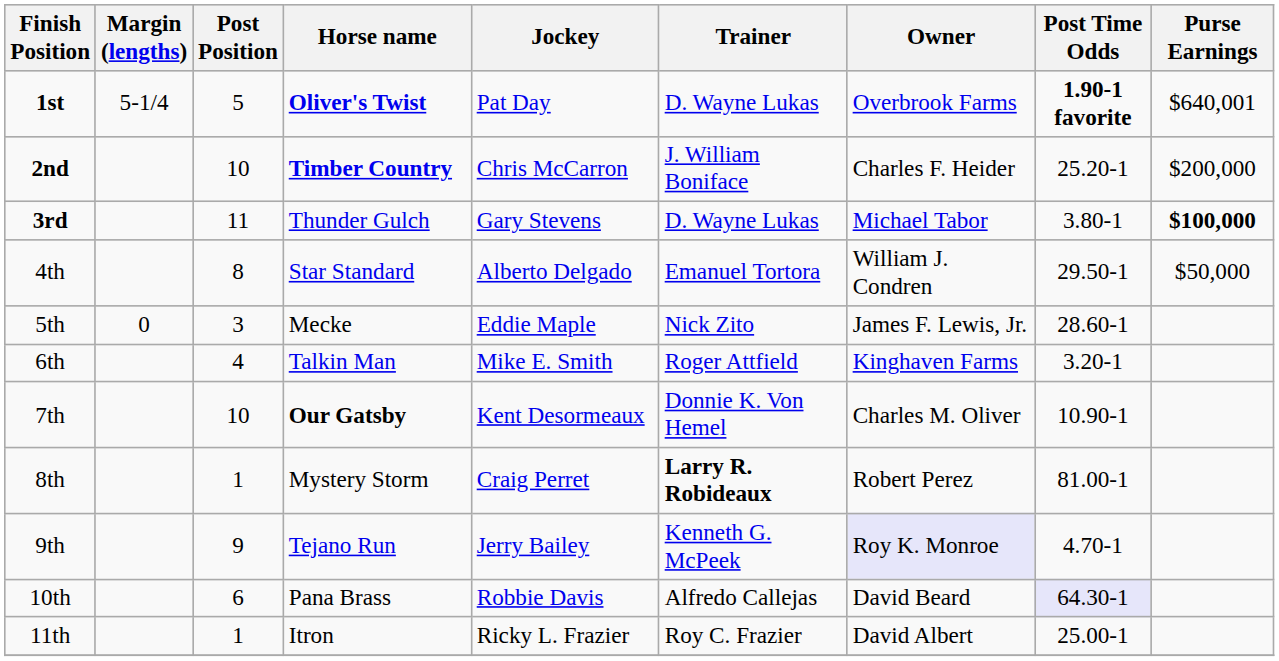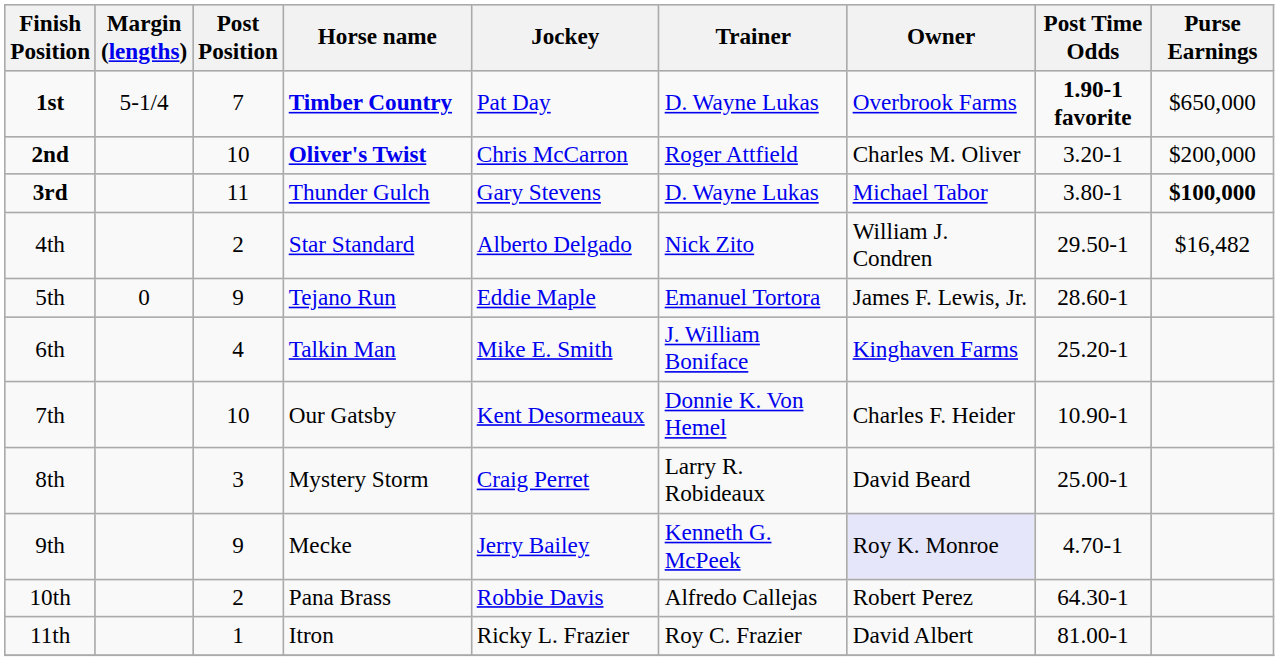(238, 103) 5 -> (238, 103) 7
(358, 103) Oliver's Twist -> (370, 103) Timber Country
(1212, 103) $640,001 -> (1212, 103) $650,000
(370, 168) Timber Country -> (358, 155) Oliver's Twist
(712, 168) J. William Boniface -> (731, 155) Roger Attfield
(934, 168) Charles F. Heider -> (937, 155) Charles M. Oliver
(1093, 168) 25.20-1 -> (1093, 155) 3.20-1
(238, 272) 8 -> (238, 245) 2
(742, 272) Emanuel Tortora -> (709, 245) Nick Zito
(1212, 272) $50,000 -> (1212, 245) $16,482
(238, 324) 3 -> (238, 297) 9
(320, 324) Mecke -> (342, 297) Tejano Run
(709, 324) Nick Zito -> (742, 297) Emanuel Tortora
(731, 362) Roger Attfield -> (712, 349) J. William Boniface
(1093, 362) 3.20-1 -> (1093, 349) 25.20-1
(347, 414) bold -> (342, 414) normal
(937, 414) Charles M. Oliver -> (934, 414) Charles F. Heider
(238, 480) 1 -> (238, 480) 3
(718, 480) bold -> (715, 480) normal
(913, 480) Robert Perez -> (912, 480) David Beard
(1093, 480) 81.00-1 -> (1093, 480) 25.00-1
(342, 546) Tejano Run -> (320, 546) Mecke
(238, 597) 6 -> (238, 597) 2
(912, 597) David Beard -> (913, 597) Robert Perez
(1093, 597) lavender background -> (1093, 597) no background
(1093, 636) 25.00-1 -> (1093, 636) 81.00-1
